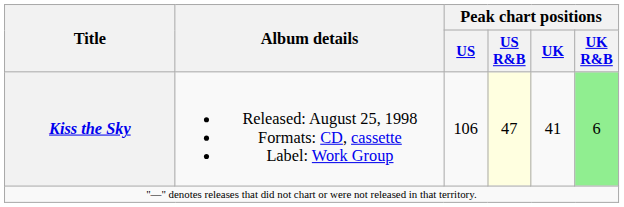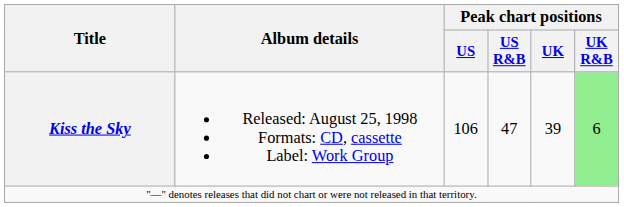(509, 128) lightyellow background -> (509, 128) no background
(553, 128) 41 -> (553, 128) 39
